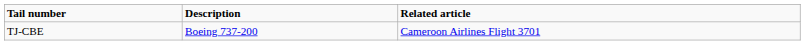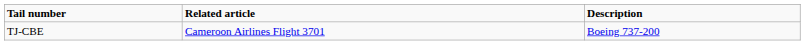columns swapped: (213, 13) <-> (436, 13)
